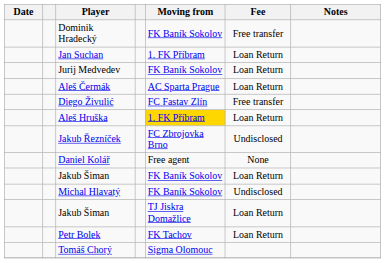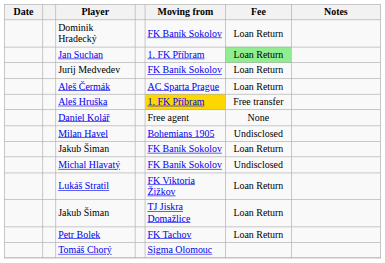(258, 33) Free transfer -> (258, 33) Loan Return
(258, 54) no background -> (258, 54) lightgreen background
- row: (23, 102)
(258, 117) Loan Return -> (258, 102) Free transfer
- row: (23, 139)
+ row: (23, 133)
+ row: (23, 186)
